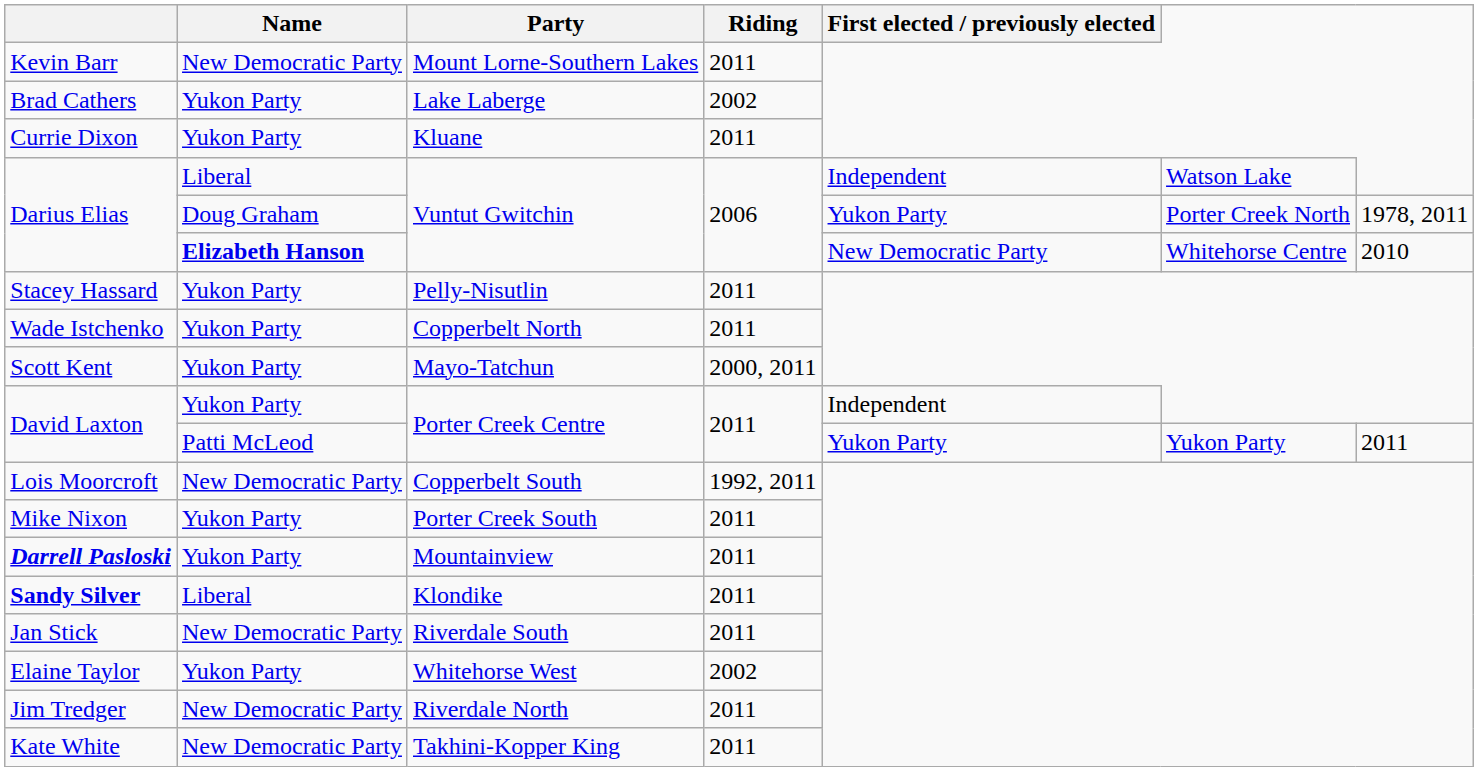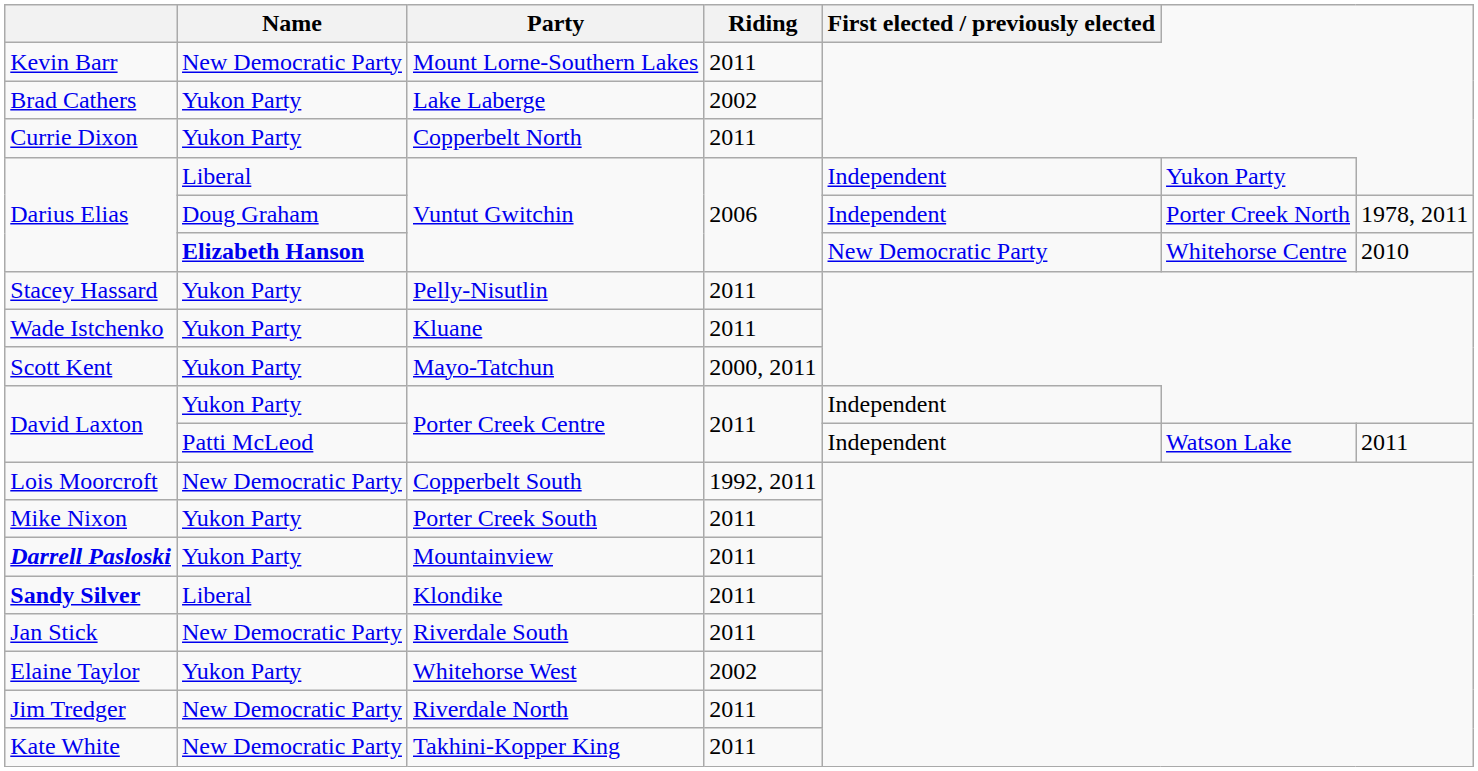(448, 137) Kluane -> (497, 137) Copperbelt North
(1229, 175) Watson Lake -> (1226, 175) Yukon Party
(887, 213) Yukon Party -> (887, 213) Independent
(497, 328) Copperbelt North -> (448, 328) Kluane
(887, 442) Yukon Party -> (887, 442) Independent
(1226, 442) Yukon Party -> (1229, 442) Watson Lake
